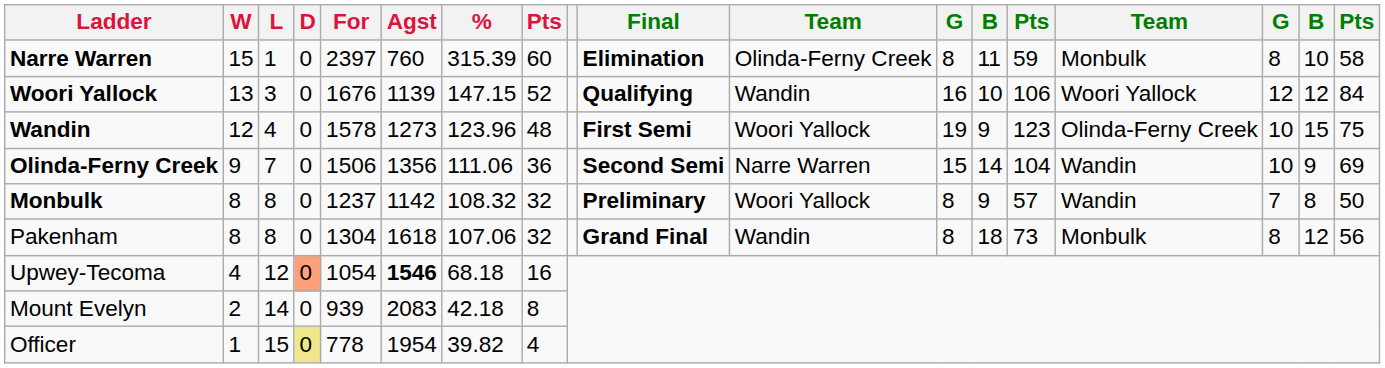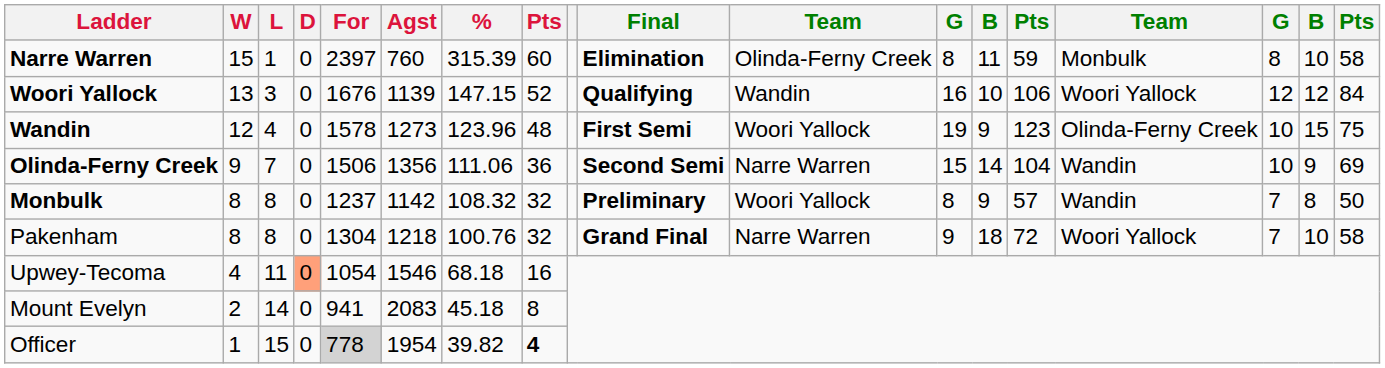(412, 237) 1618 -> (412, 237) 1218
(482, 237) 107.06 -> (482, 237) 100.76
(773, 237) Wandin -> (803, 237) Narre Warren
(948, 237) 8 -> (948, 237) 9
(1025, 237) 73 -> (1025, 237) 72
(1104, 237) Monbulk -> (1129, 237) Woori Yallock
(1274, 237) 8 -> (1274, 237) 7
(1316, 237) 12 -> (1316, 237) 10
(1352, 237) 56 -> (1352, 237) 58
(276, 272) 12 -> (276, 272) 11
(412, 272) bold -> (412, 272) normal
(345, 308) 939 -> (345, 308) 941
(476, 308) 42.18 -> (476, 308) 45.18
(306, 344) khaki background -> (306, 344) no background
(345, 344) no background -> (345, 344) lightgrey background
(533, 344) normal -> (533, 344) bold
